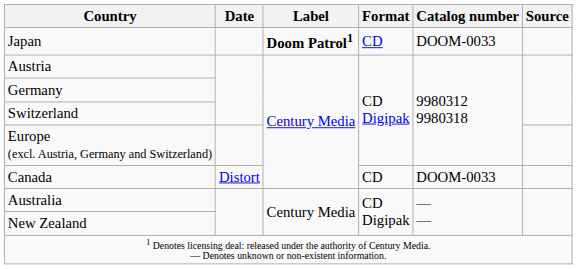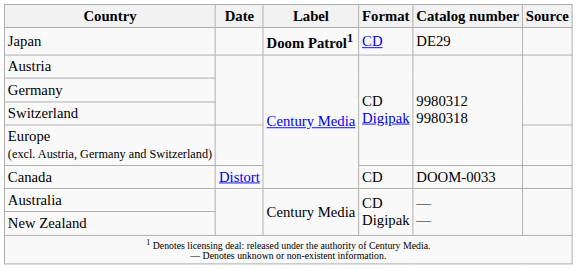(456, 41) DOOM-0033 -> (433, 41) DE29
